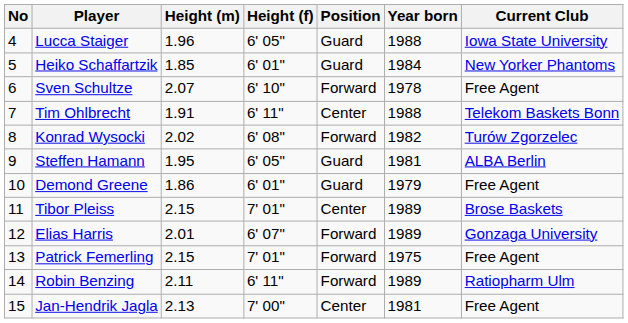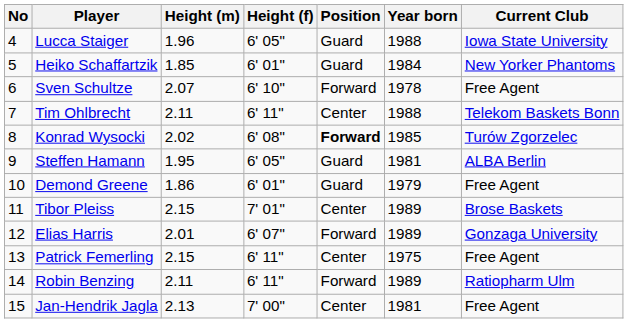(180, 112) 1.91 -> (179, 112) 2.11
(348, 137) normal -> (351, 137) bold
(404, 137) 1982 -> (404, 137) 1985
(266, 257) 7' 01" -> (265, 257) 6' 11"
(348, 257) Forward -> (343, 257) Center
